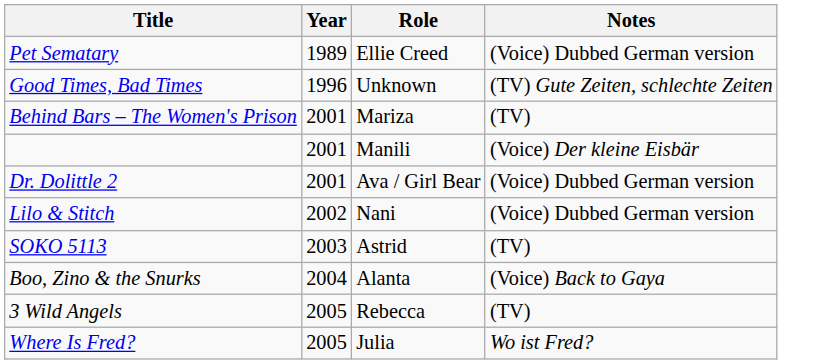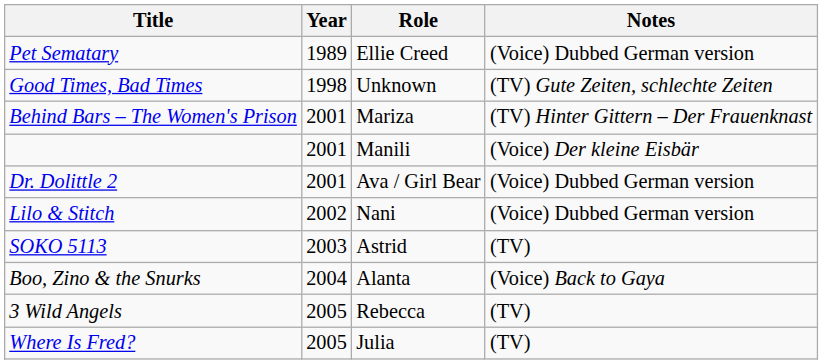(327, 85) 1996 -> (327, 85) 1998
(510, 117) (TV) -> (651, 117) (TV) Hinter Gittern – Der Frauenknast
(542, 342) Wo ist Fred? -> (510, 342) (TV)
